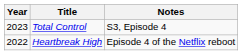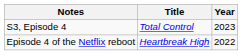columns swapped: (17, 12) <-> (171, 12)
